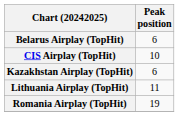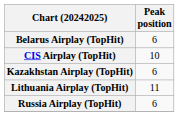- row: (70, 103)
+ row: (70, 103)
